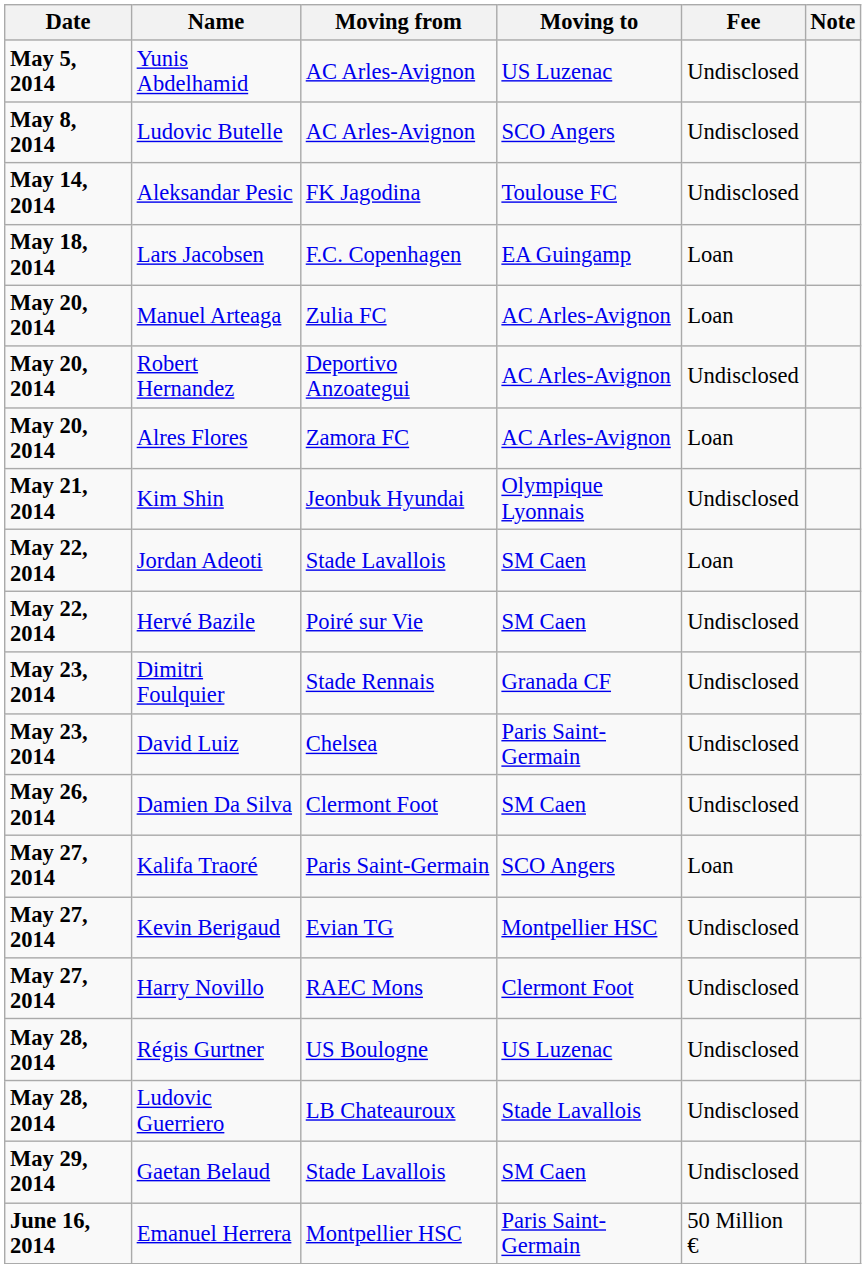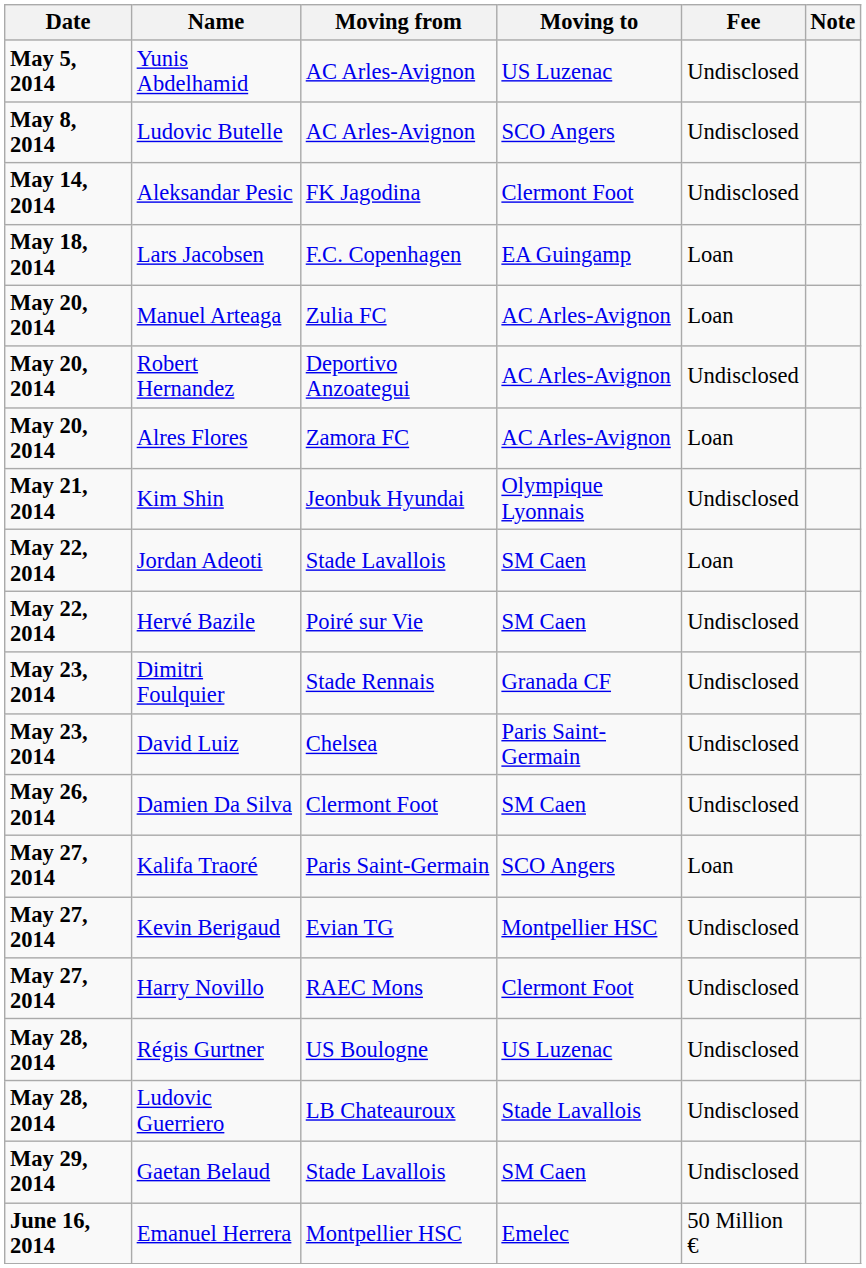(559, 193) Toulouse FC -> (567, 193) Clermont Foot
(554, 1232) Paris Saint-Germain -> (535, 1232) Emelec
